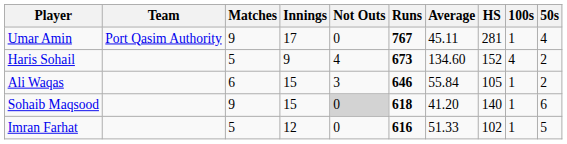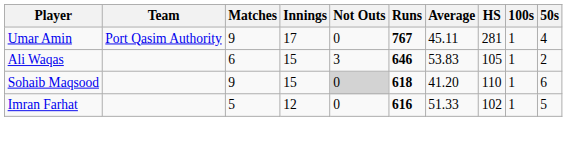- row: (41, 60)
(444, 83) 55.84 -> (444, 60) 53.83
(492, 105) 140 -> (492, 83) 110
